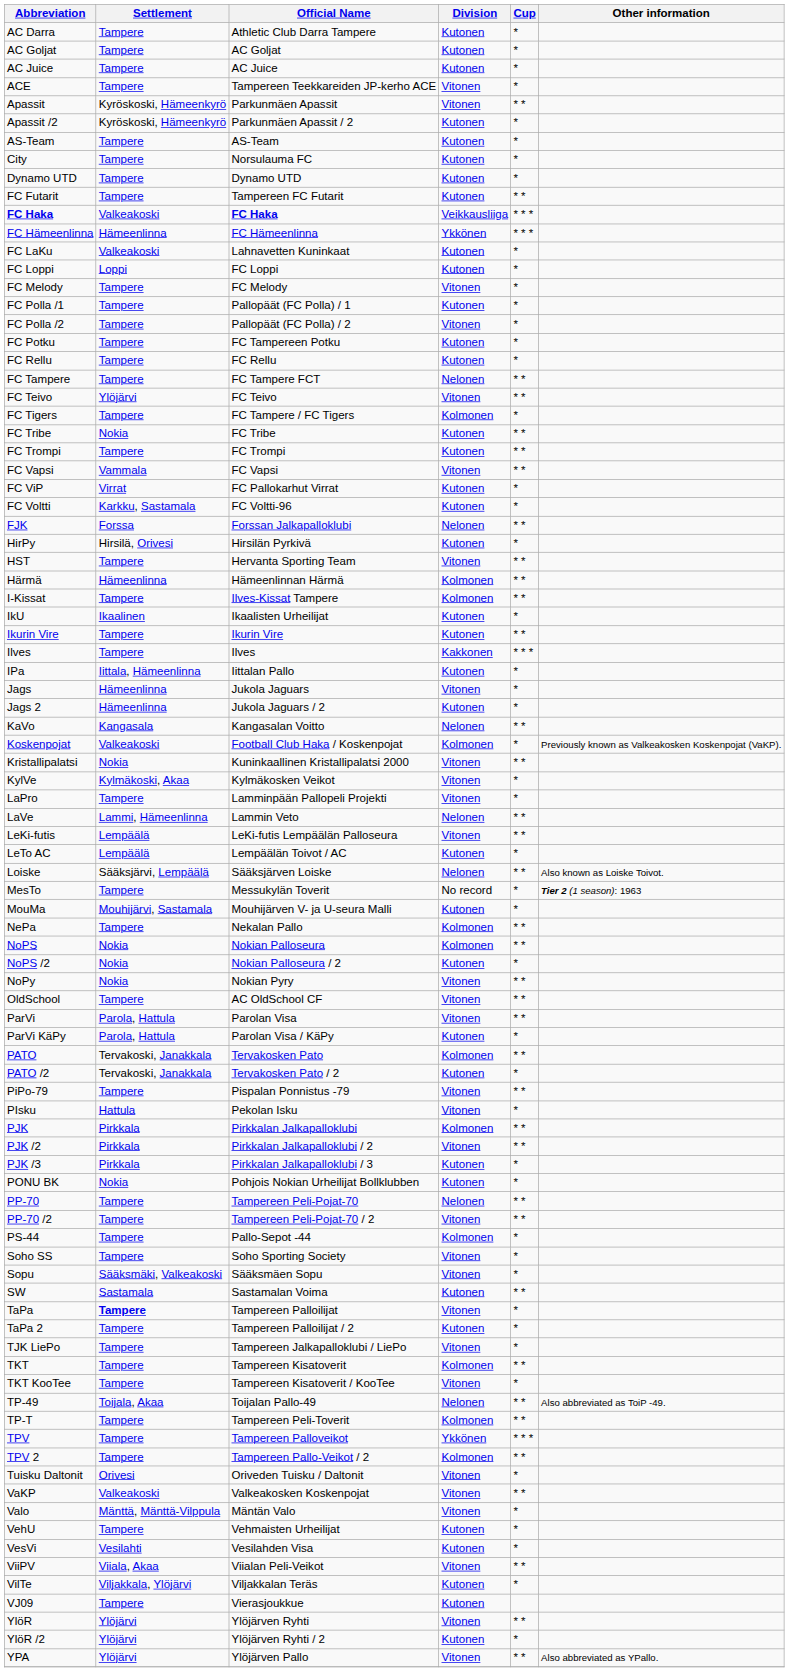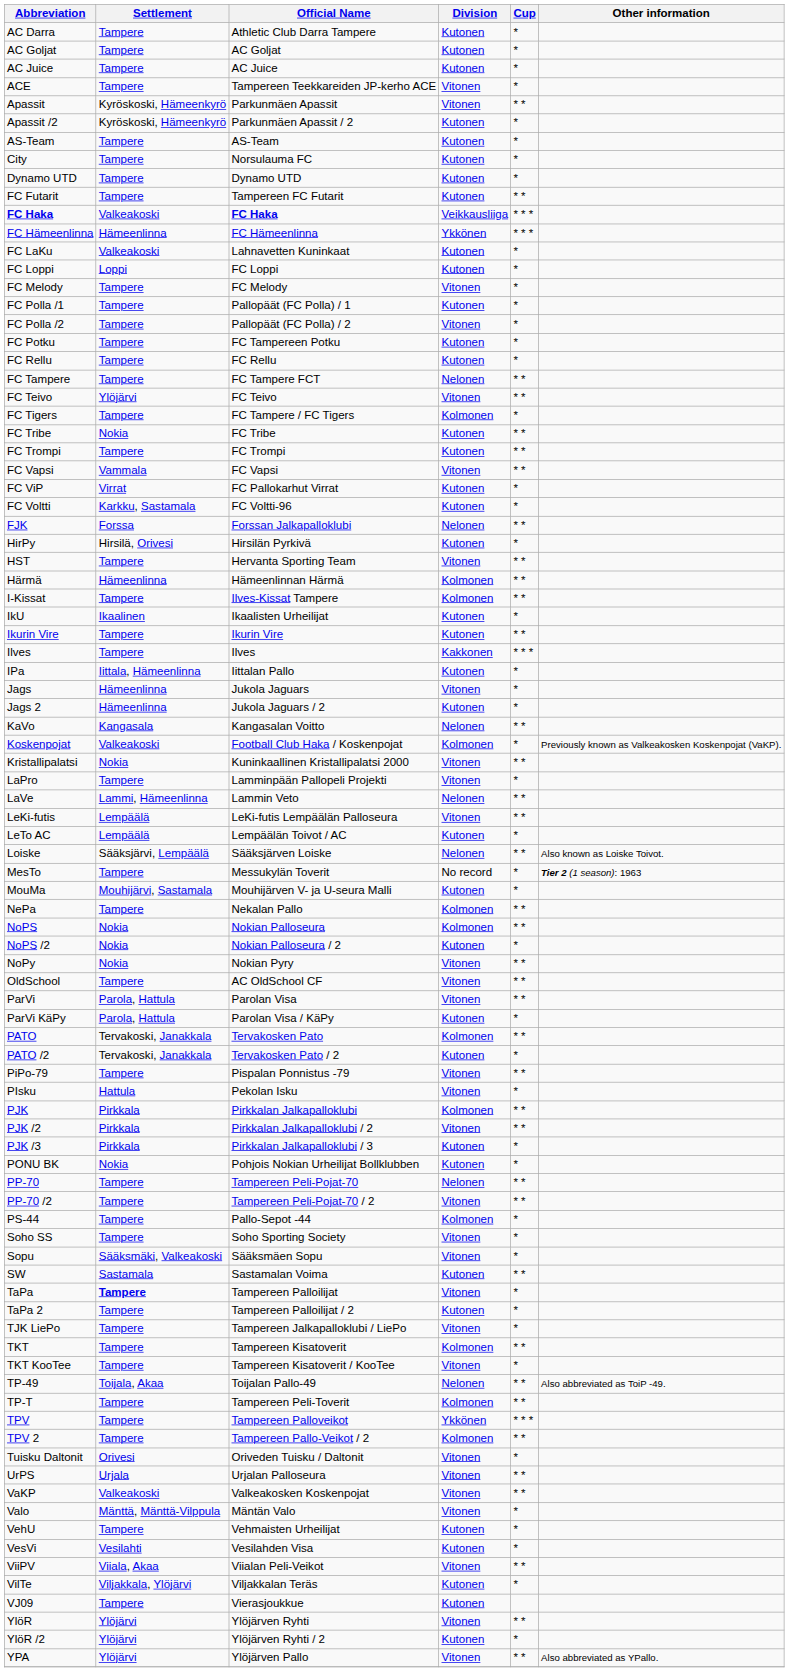- row: (22, 780)
+ row: (21, 1475)
